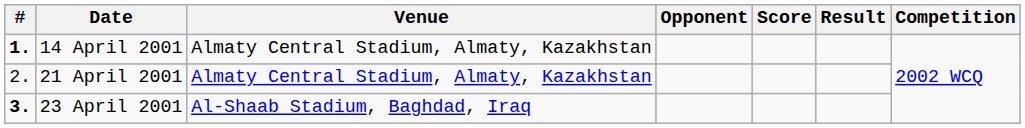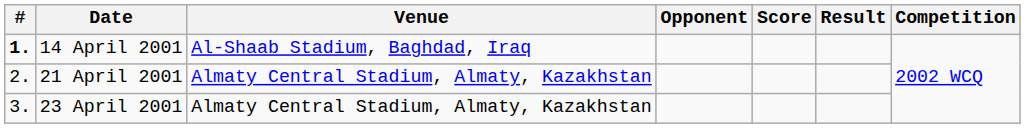(421, 49) Almaty Central Stadium, Almaty, Kazakhstan -> (361, 49) Al-Shaab Stadium, Baghdad, Iraq
(20, 108) bold -> (20, 108) normal
(361, 108) Al-Shaab Stadium, Baghdad, Iraq -> (421, 108) Almaty Central Stadium, Almaty, Kazakhstan
